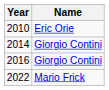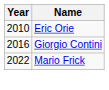- row: (18, 45)
